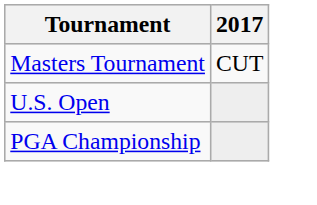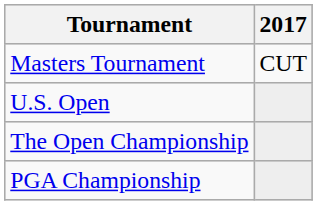+ row: (129, 141)
